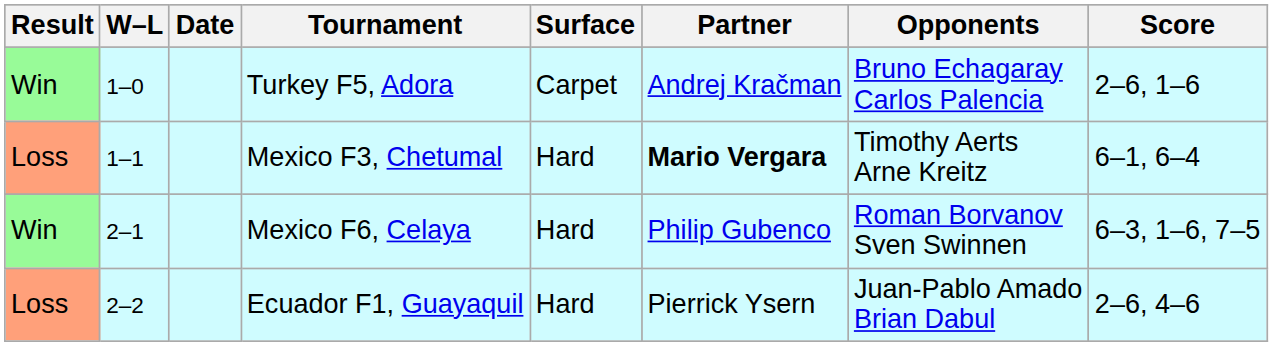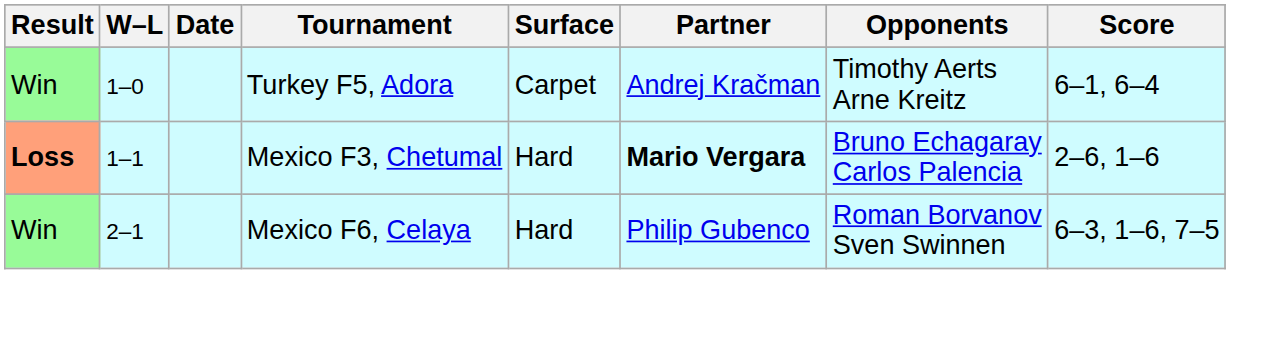(958, 84) Bruno Echagaray Carlos Palencia -> (915, 84) Timothy Aerts Arne Kreitz
(1147, 84) 2–6, 1–6 -> (1107, 84) 6–1, 6–4
(40, 157) normal -> (43, 157) bold
(936, 157) Timothy Aerts Arne Kreitz -> (937, 157) Bruno Echagaray Carlos Palencia
(1147, 157) 6–1, 6–4 -> (1107, 157) 2–6, 1–6
- row: (385, 303)
